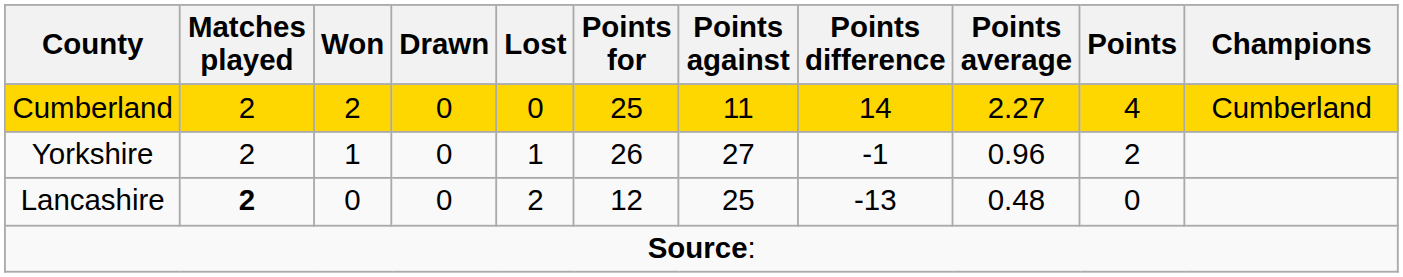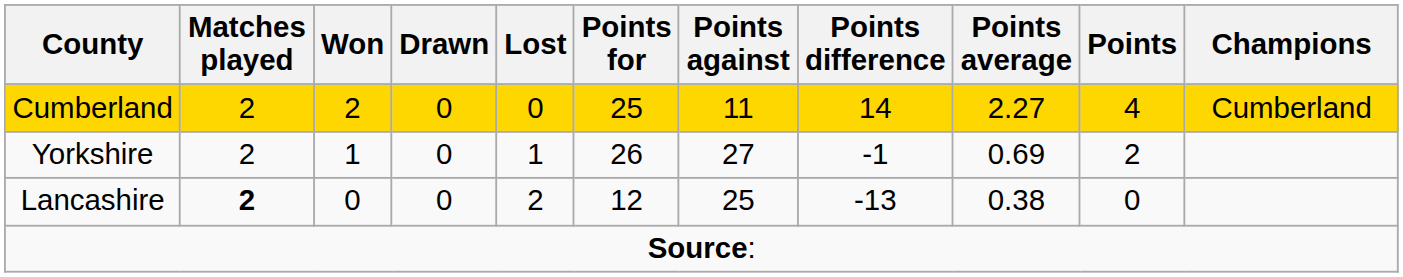(1016, 154) 0.96 -> (1016, 154) 0.69
(1016, 201) 0.48 -> (1016, 201) 0.38
